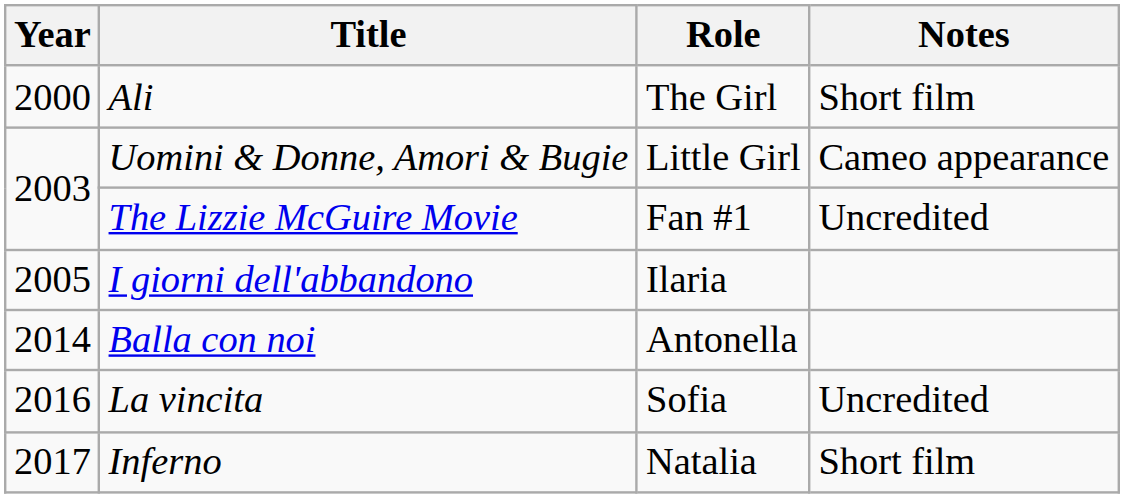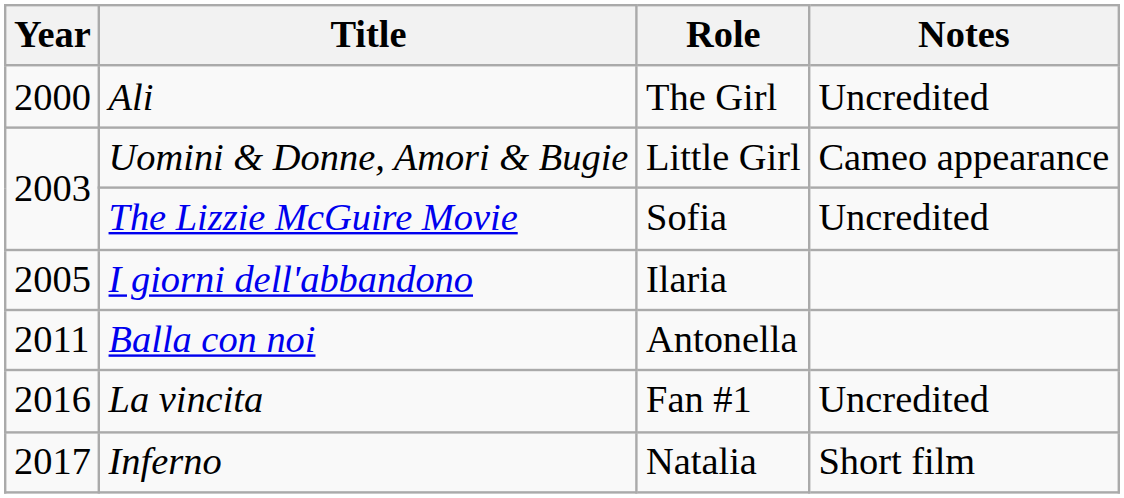(897, 95) Short film -> (904, 95) Uncredited
(699, 217) Fan #1 -> (687, 217) Sofia
(52, 339) 2014 -> (52, 339) 2011
(687, 400) Sofia -> (699, 400) Fan #1
